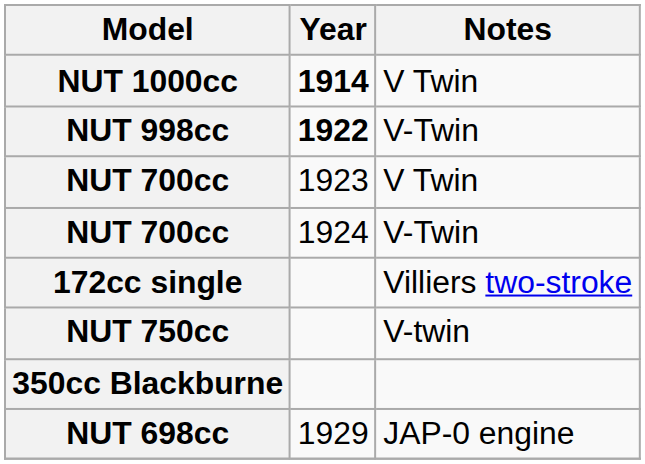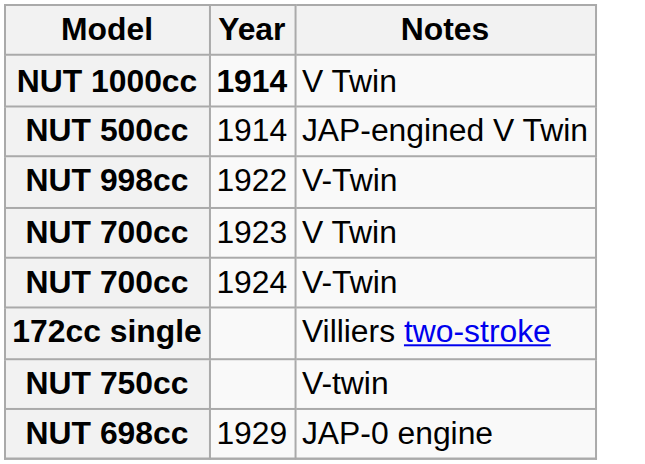+ row: (107, 130)
(333, 130) bold -> (252, 181) normal
- row: (148, 383)
